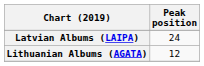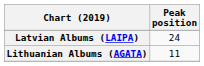(174, 53) 12 -> (174, 53) 11
